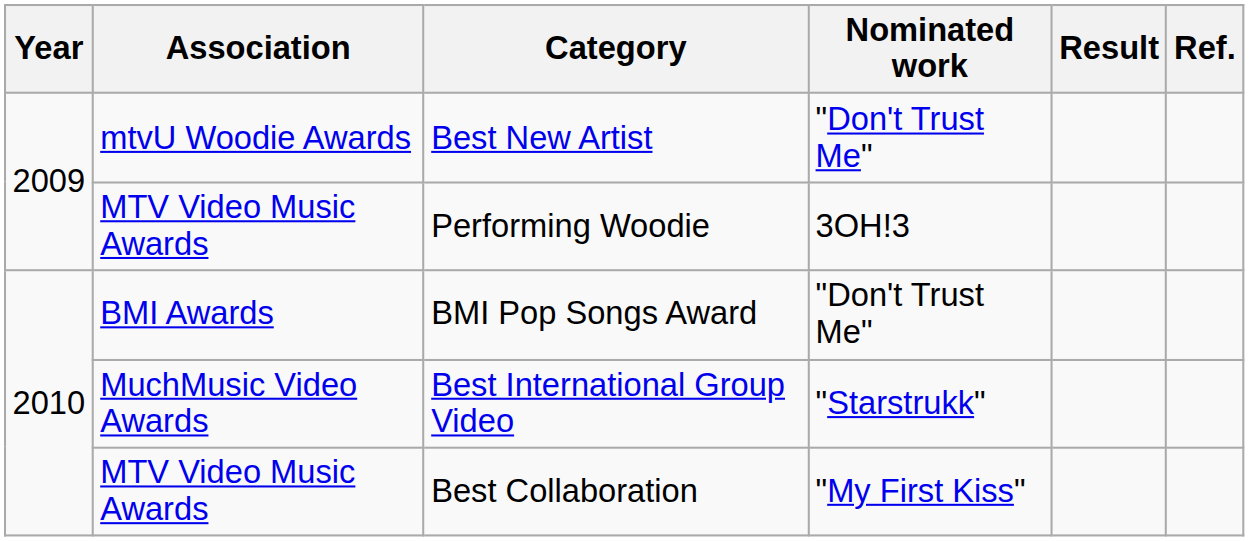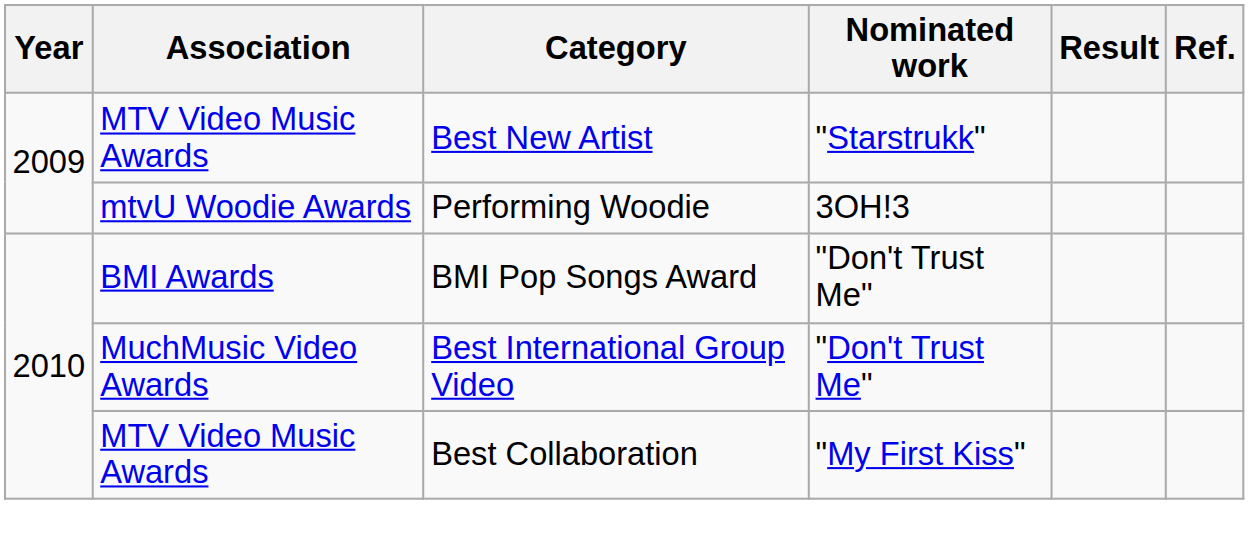(256, 137) mtvU Woodie Awards -> (228, 137) MTV Video Music Awards
(900, 137) "Don't Trust Me" -> (901, 137) "Starstrukk"
(228, 225) MTV Video Music Awards -> (256, 207) mtvU Woodie Awards
(901, 402) "Starstrukk" -> (900, 365) "Don't Trust Me"
